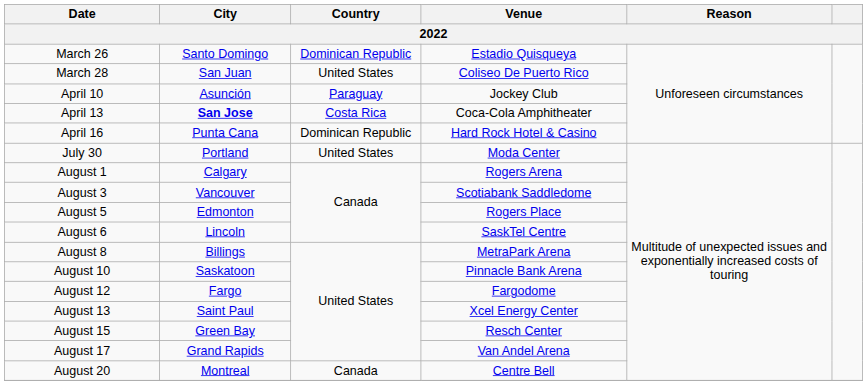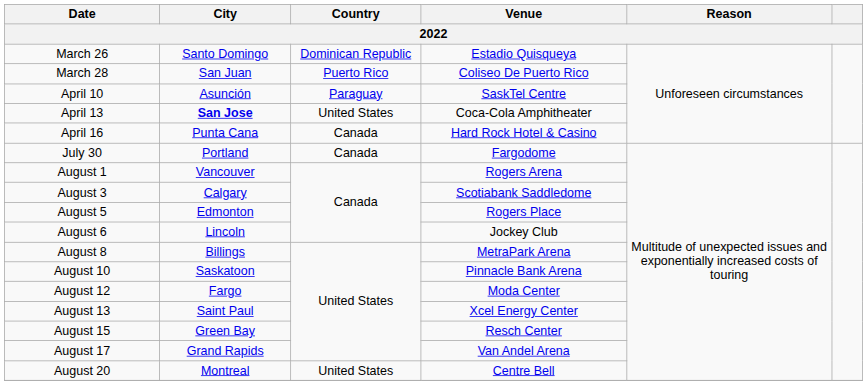(356, 73) United States -> (356, 73) Puerto Rico
(524, 93) Jockey Club -> (524, 93) SaskTel Centre
(356, 113) Costa Rica -> (356, 113) United States
(356, 133) Dominican Republic -> (356, 133) Canada
(356, 152) United States -> (356, 152) Canada
(524, 152) Moda Center -> (524, 152) Fargodome
(225, 172) Calgary -> (225, 172) Vancouver
(225, 192) Vancouver -> (225, 192) Calgary
(524, 232) SaskTel Centre -> (524, 232) Jockey Club
(524, 291) Fargodome -> (524, 291) Moda Center
(356, 370) Canada -> (356, 370) United States
